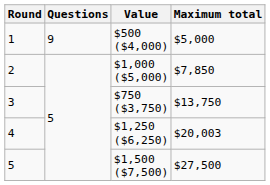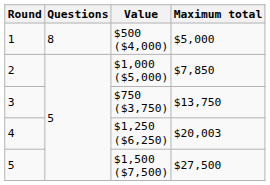(51, 39) 9 -> (51, 39) 8
